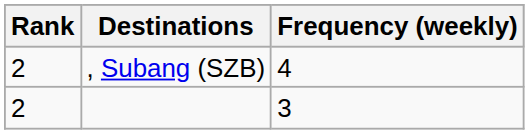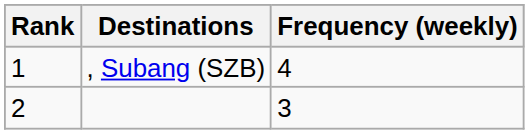(18, 67) 2 -> (18, 67) 1
